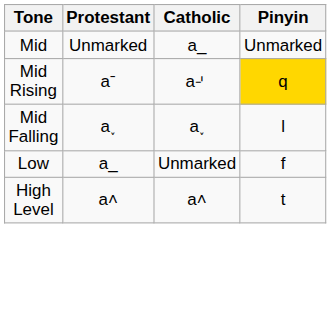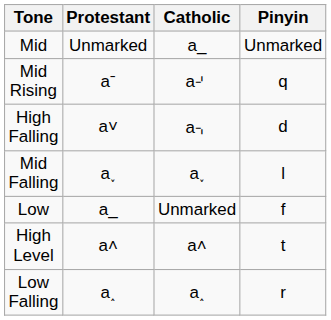(283, 81) gold background -> (283, 81) no background
+ row: (33, 127)
+ row: (33, 292)
